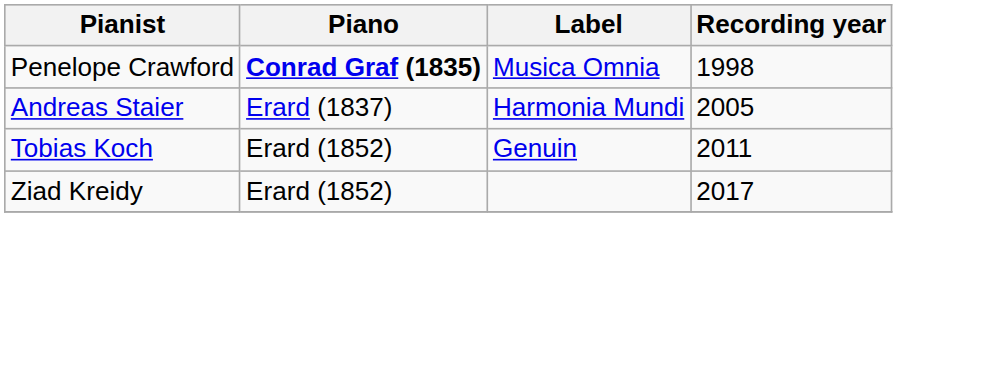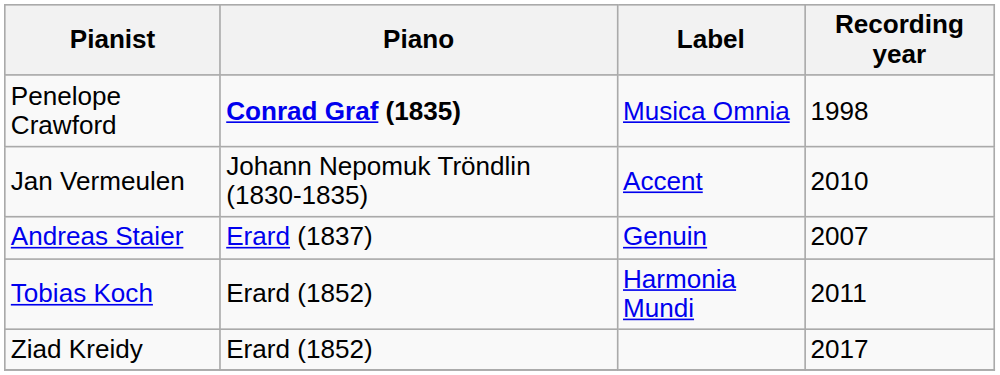+ row: (98, 181)
(589, 107) Harmonia Mundi -> (665, 237) Genuin
(725, 107) 2005 -> (840, 237) 2007
(535, 149) Genuin -> (680, 293) Harmonia Mundi
